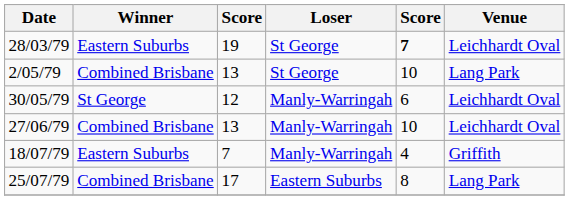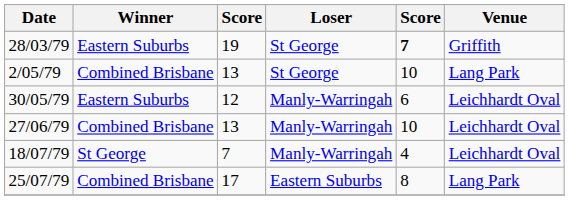(505, 45) Leichhardt Oval -> (475, 45) Griffith
(112, 99) St George -> (133, 99) Eastern Suburbs
(133, 153) Eastern Suburbs -> (112, 153) St George
(475, 153) Griffith -> (505, 153) Leichhardt Oval
